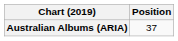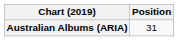(152, 28) 37 -> (152, 28) 31
